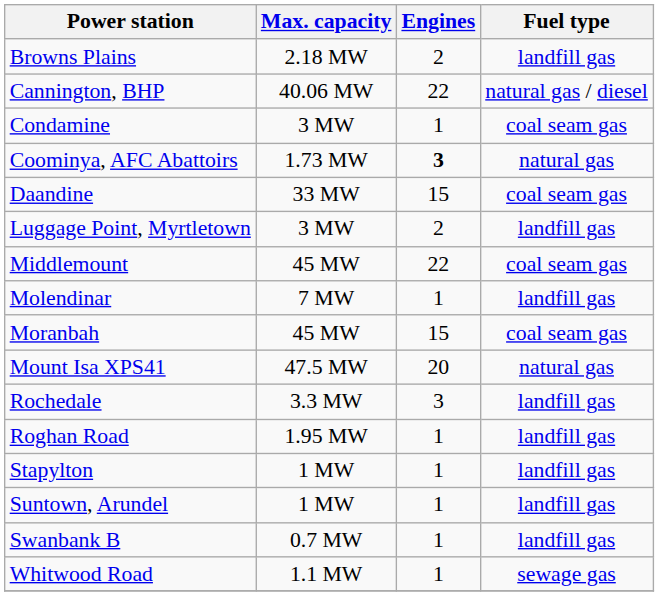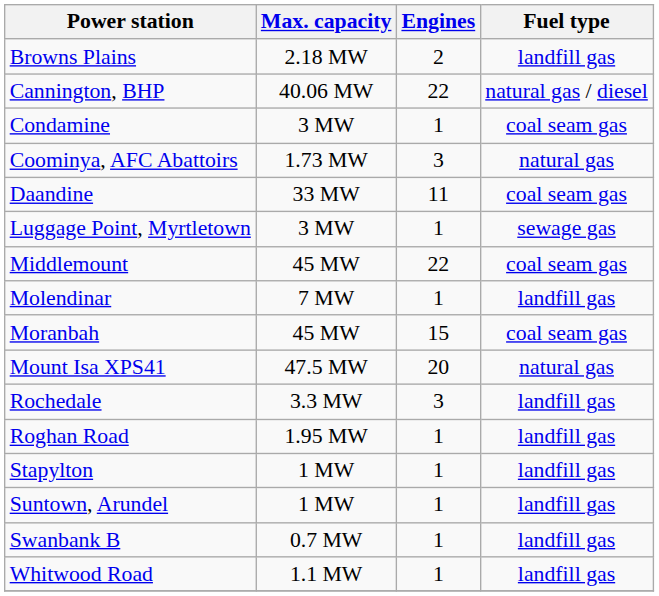(438, 159) bold -> (438, 159) normal
(438, 194) 15 -> (438, 194) 11
(438, 228) 2 -> (438, 228) 1
(567, 228) landfill gas -> (567, 228) sewage gas
(567, 573) sewage gas -> (567, 573) landfill gas
